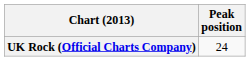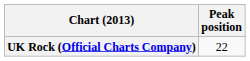(222, 46) 24 -> (222, 46) 22
